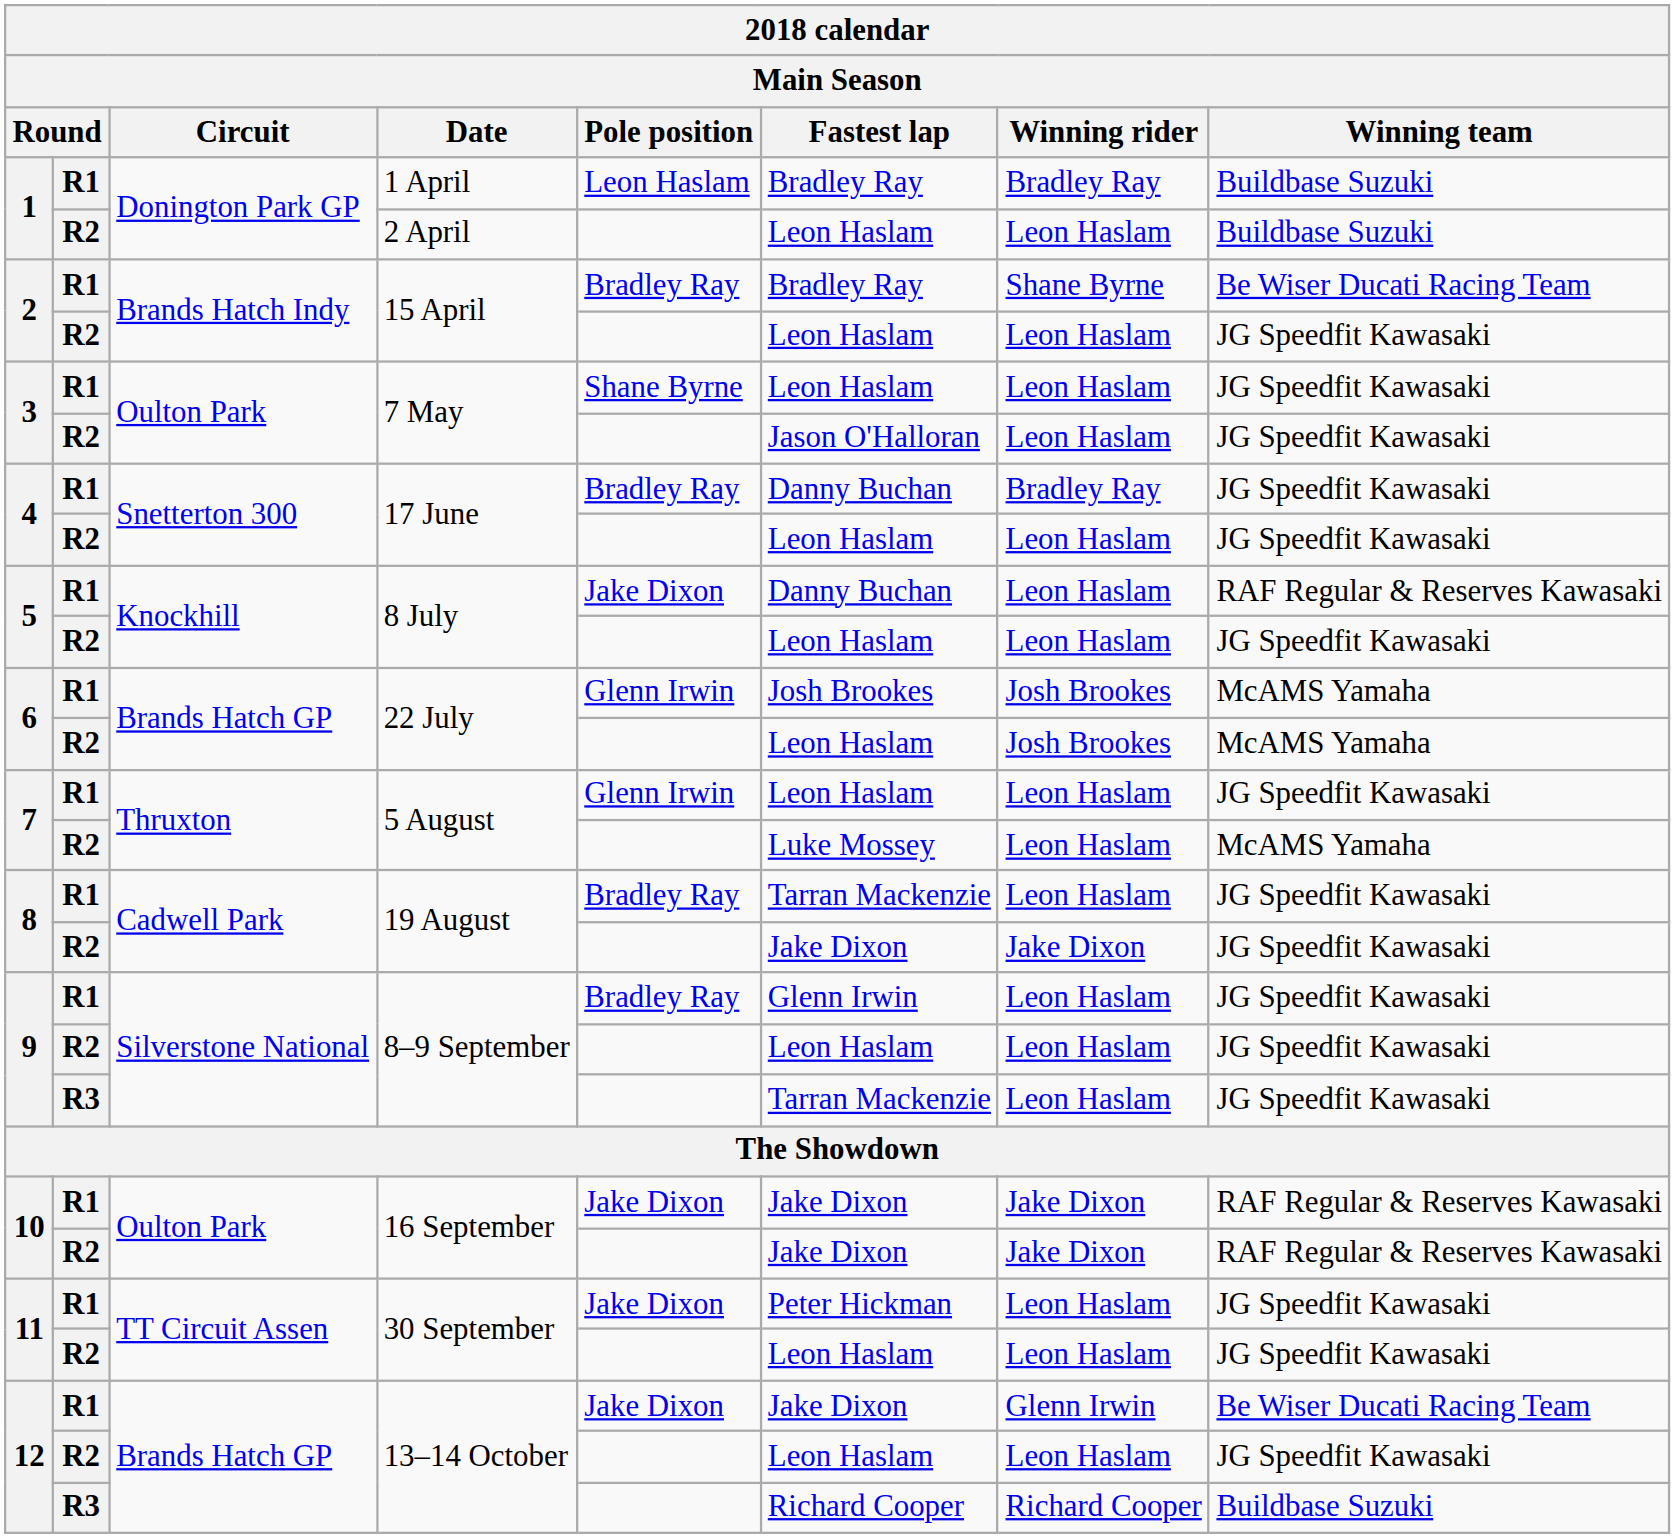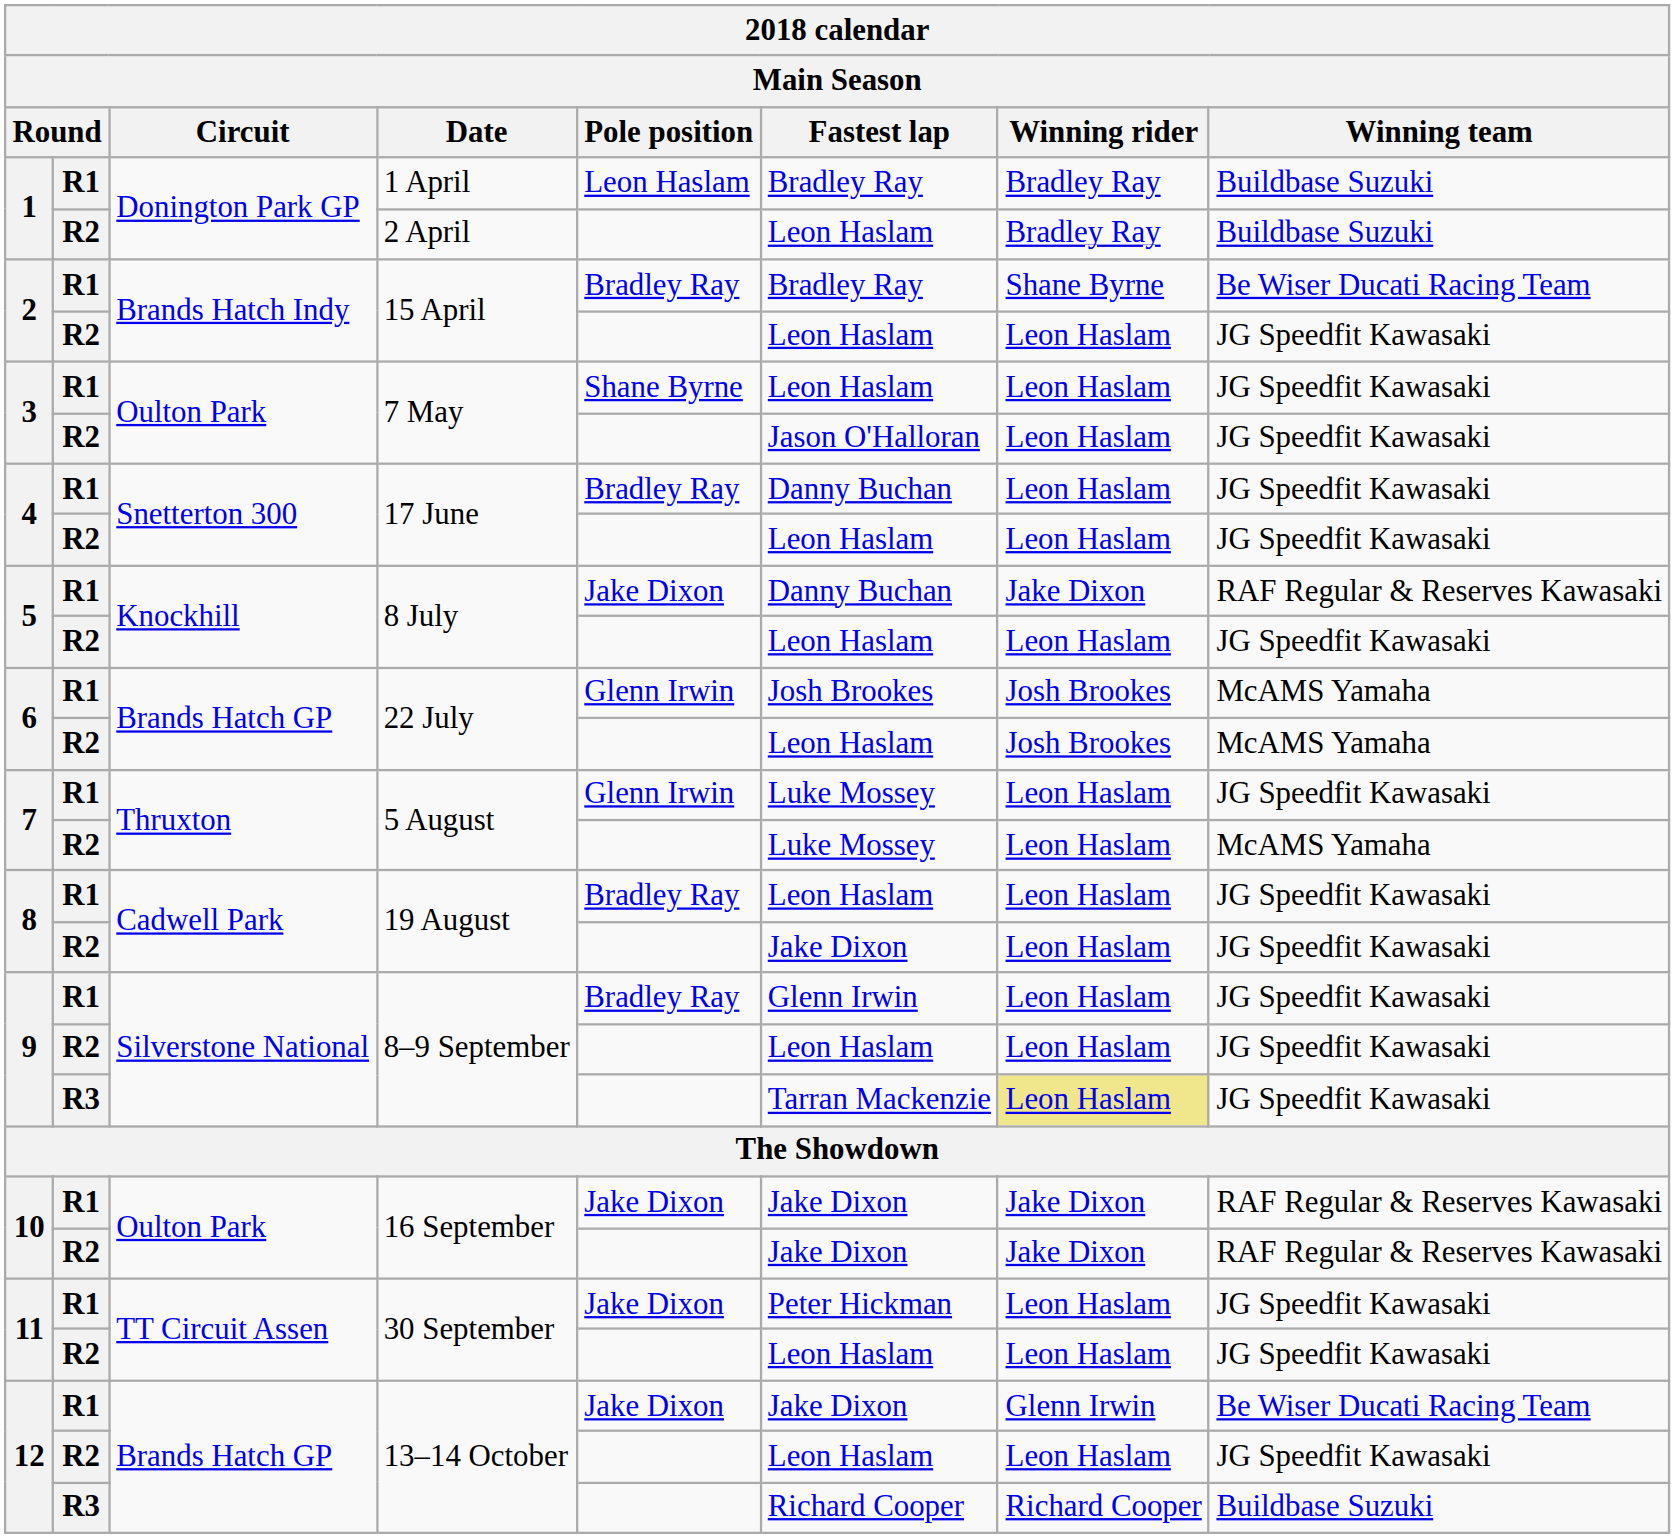(1088, 233) Leon Haslam -> (1083, 233) Bradley Ray
(1083, 487) Bradley Ray -> (1088, 487) Leon Haslam
(1088, 589) Leon Haslam -> (1075, 589) Jake Dixon
(850, 793) Leon Haslam -> (851, 793) Luke Mossey
(879, 895) Tarran Mackenzie -> (850, 895) Leon Haslam
(1075, 946) Jake Dixon -> (1088, 946) Leon Haslam
(1088, 1099) no background -> (1088, 1099) khaki background
